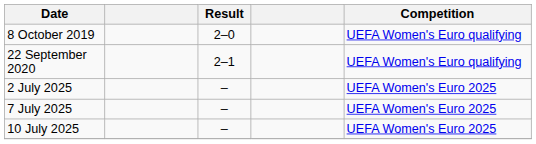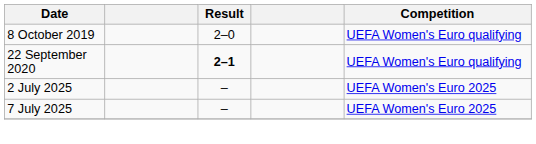(224, 61) normal -> (224, 61) bold
- row: (43, 128)
